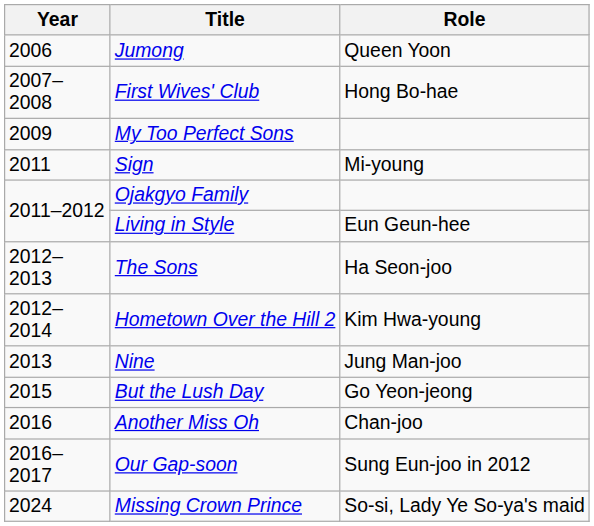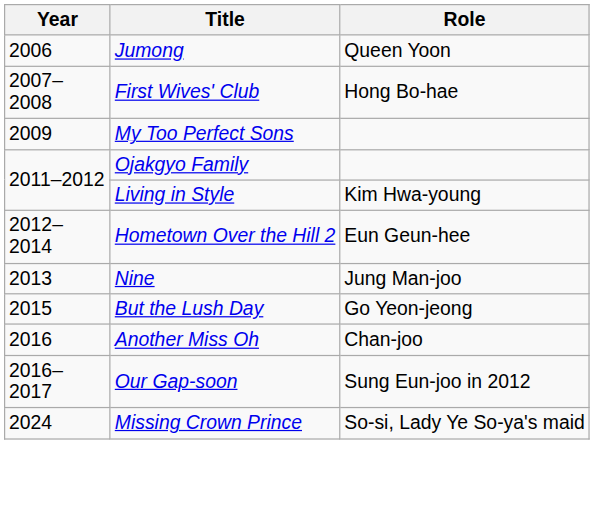- row: (134, 164)
(407, 225) Eun Geun-hee -> (413, 195) Kim Hwa-young
- row: (156, 267)
(413, 319) Kim Hwa-young -> (407, 236) Eun Geun-hee
